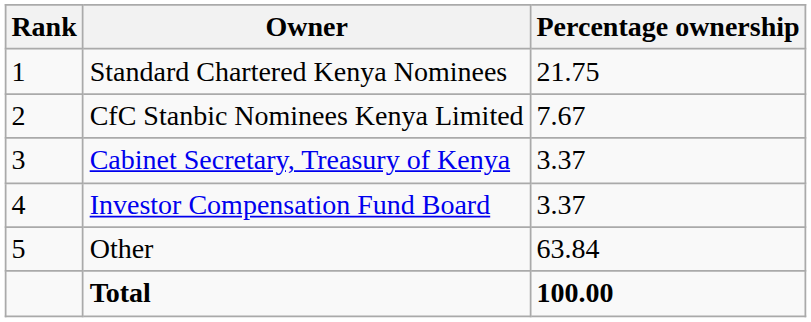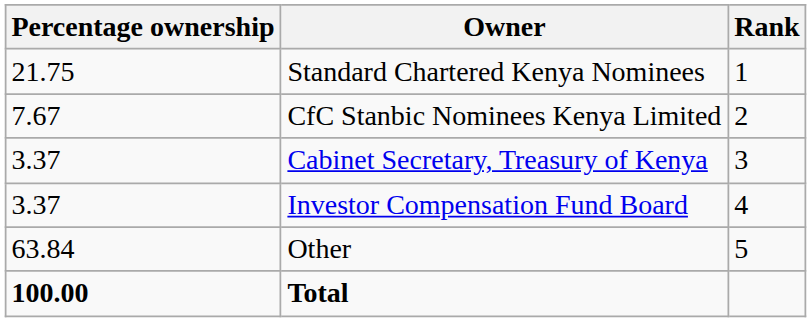columns swapped: (44, 26) <-> (668, 26)
